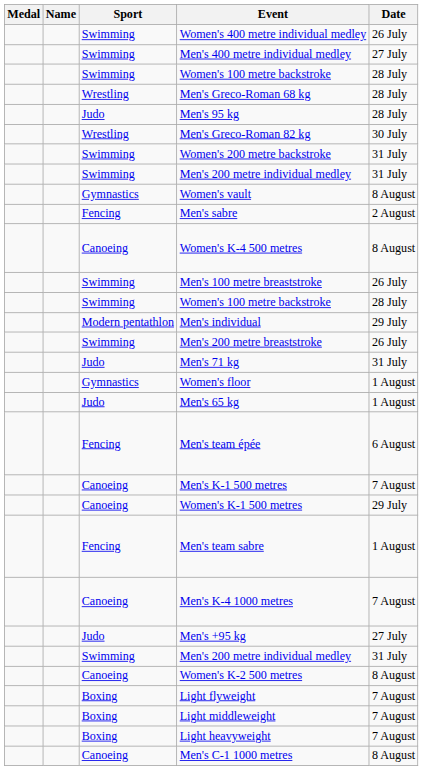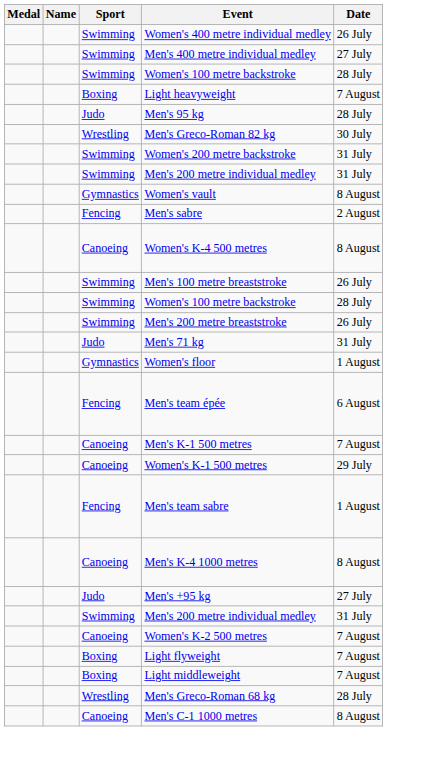rows swapped: (105, 94) <-> (100, 736)
- row: (128, 322)
- row: (93, 402)
(394, 602) 7 August -> (358, 562) 8 August
(394, 676) 8 August -> (358, 636) 7 August
